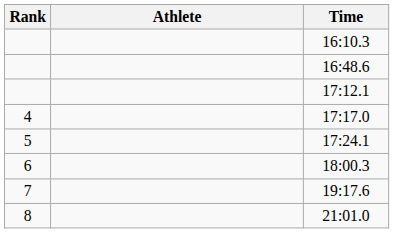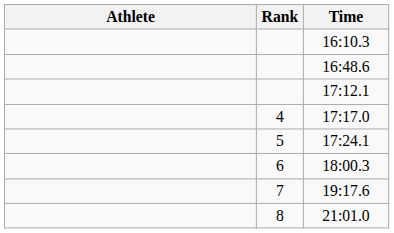columns swapped: (28, 16) <-> (177, 16)
